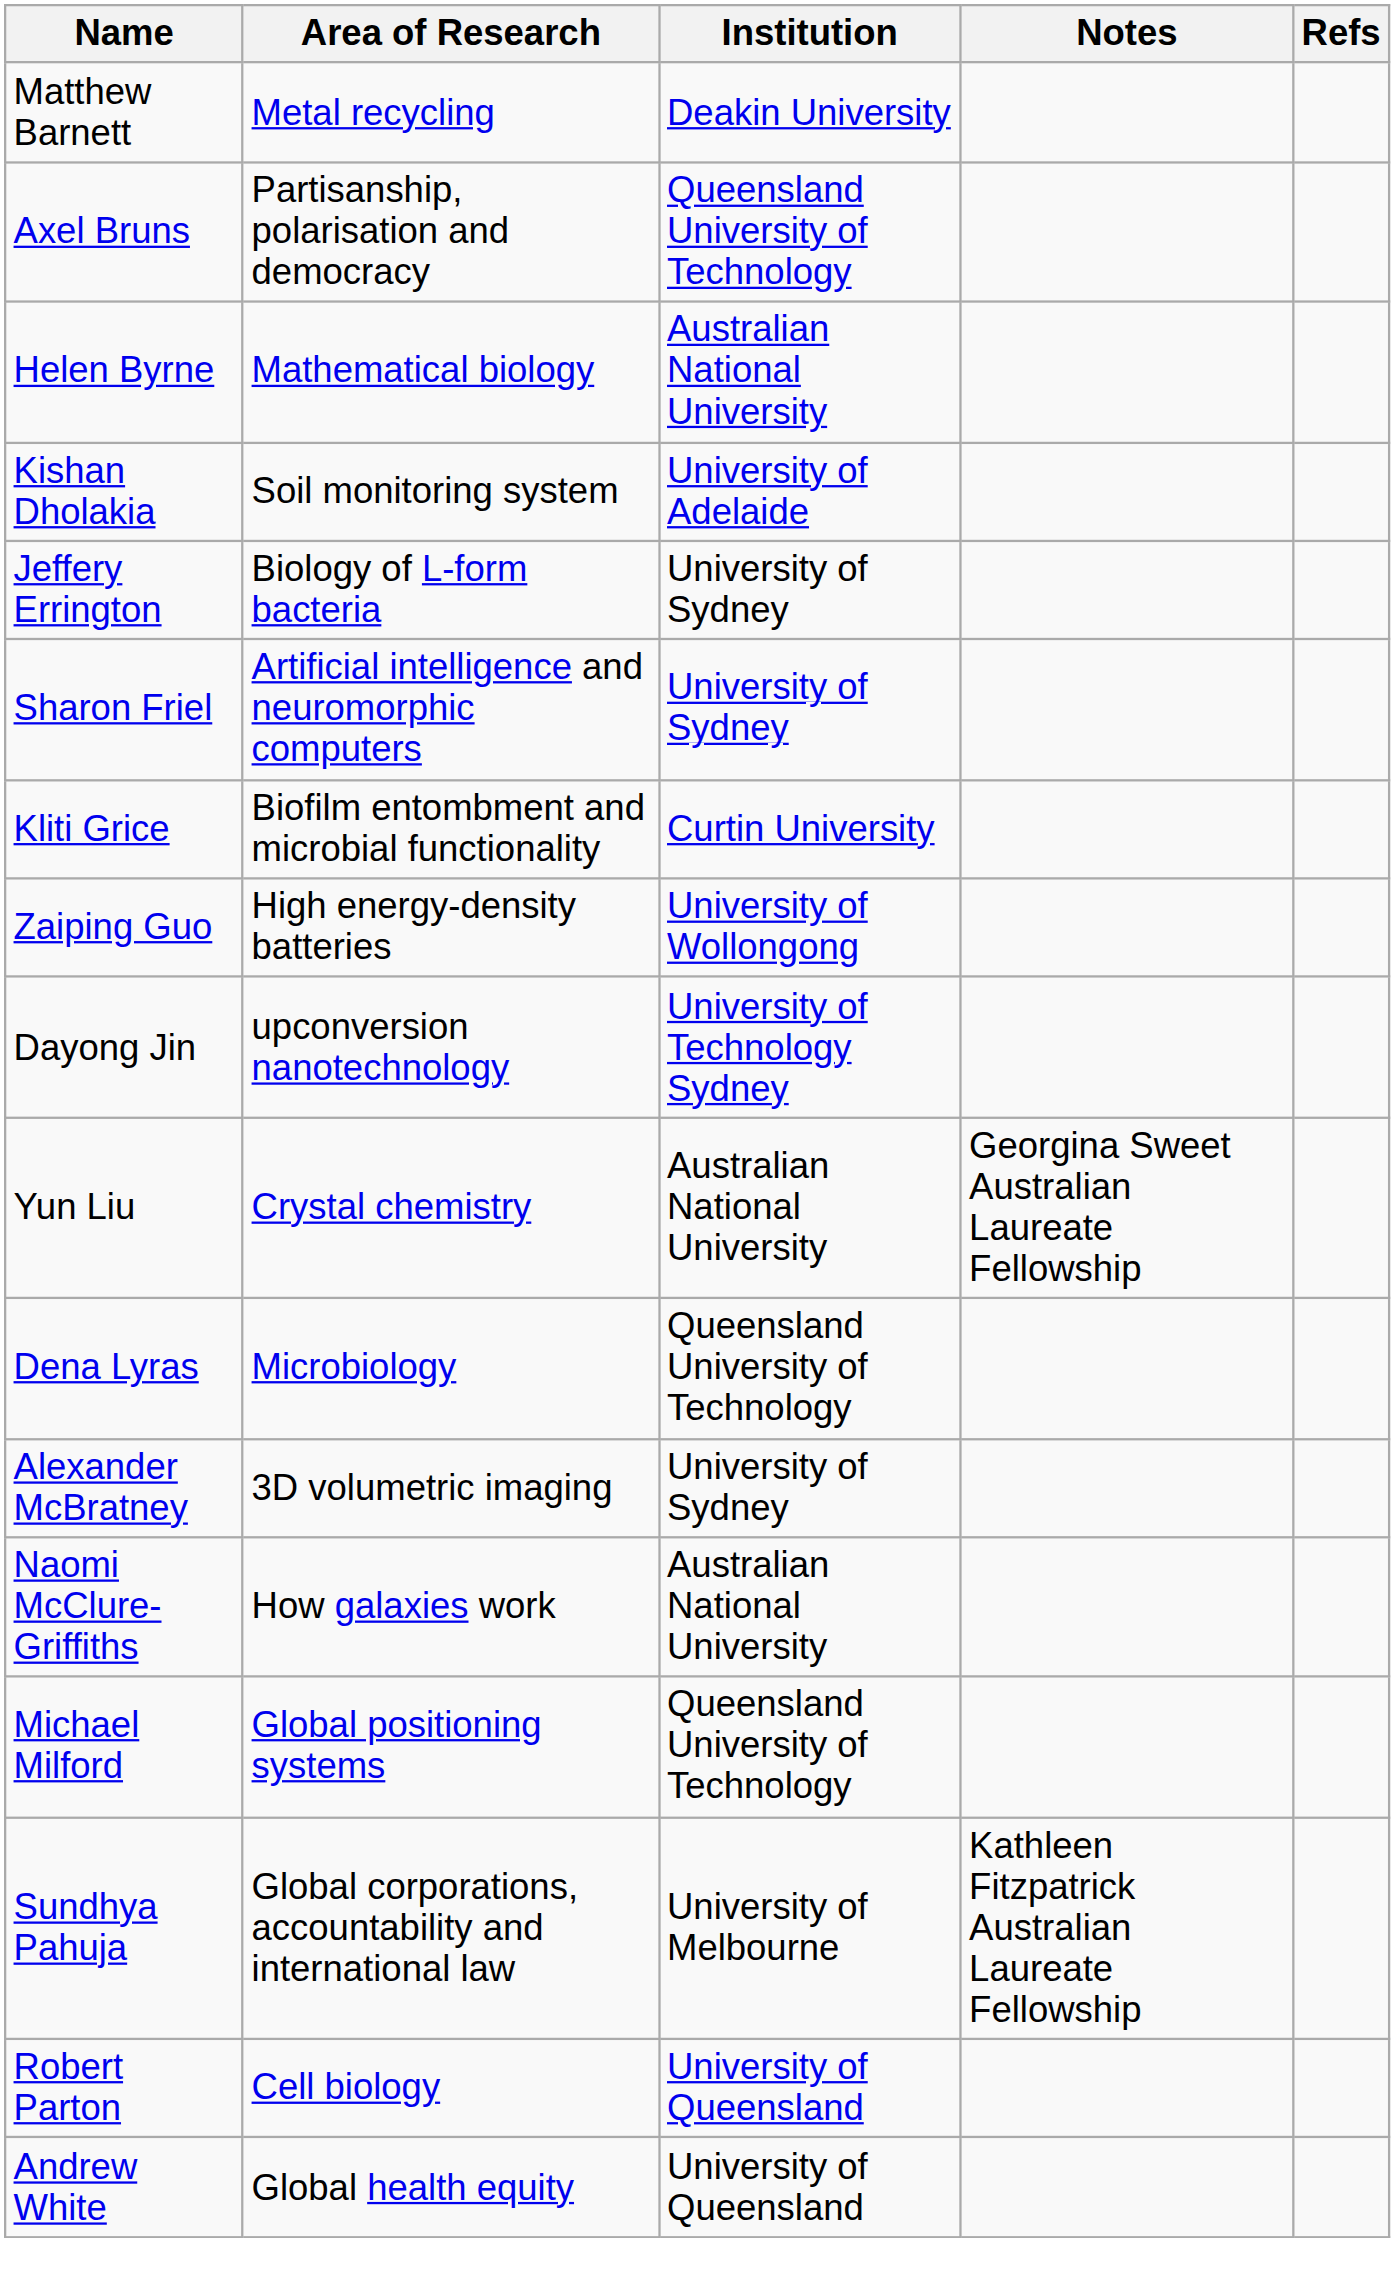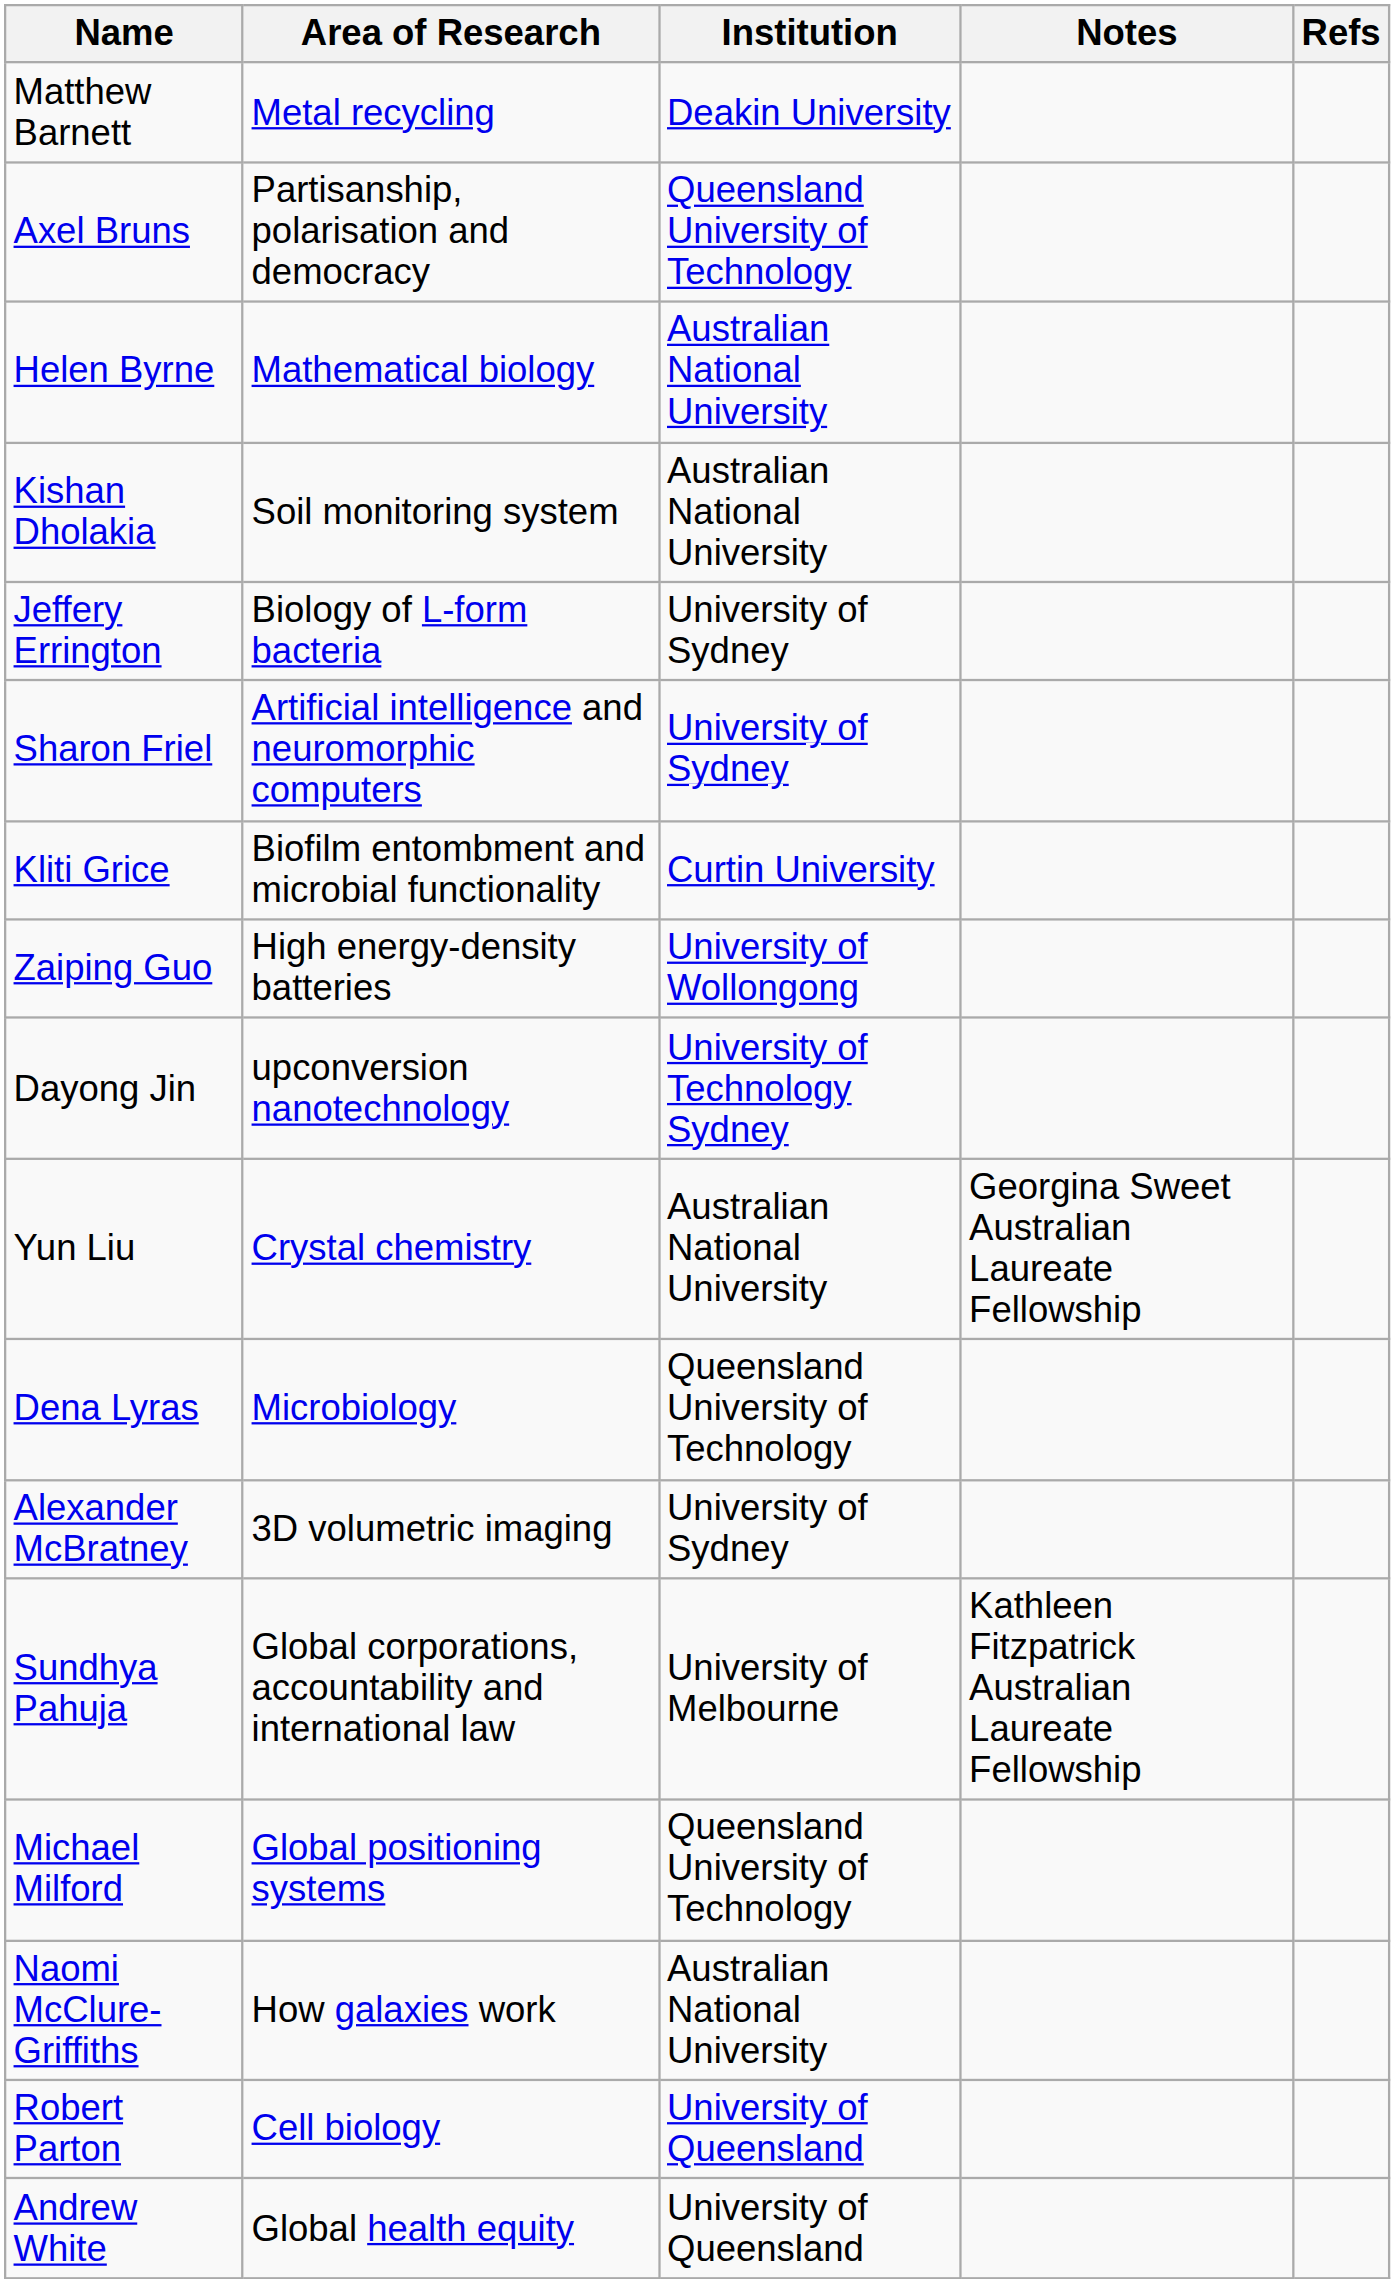(767, 490) University of Adelaide -> (748, 511) Australian National University
rows swapped: (88, 1606) <-> (86, 1927)
